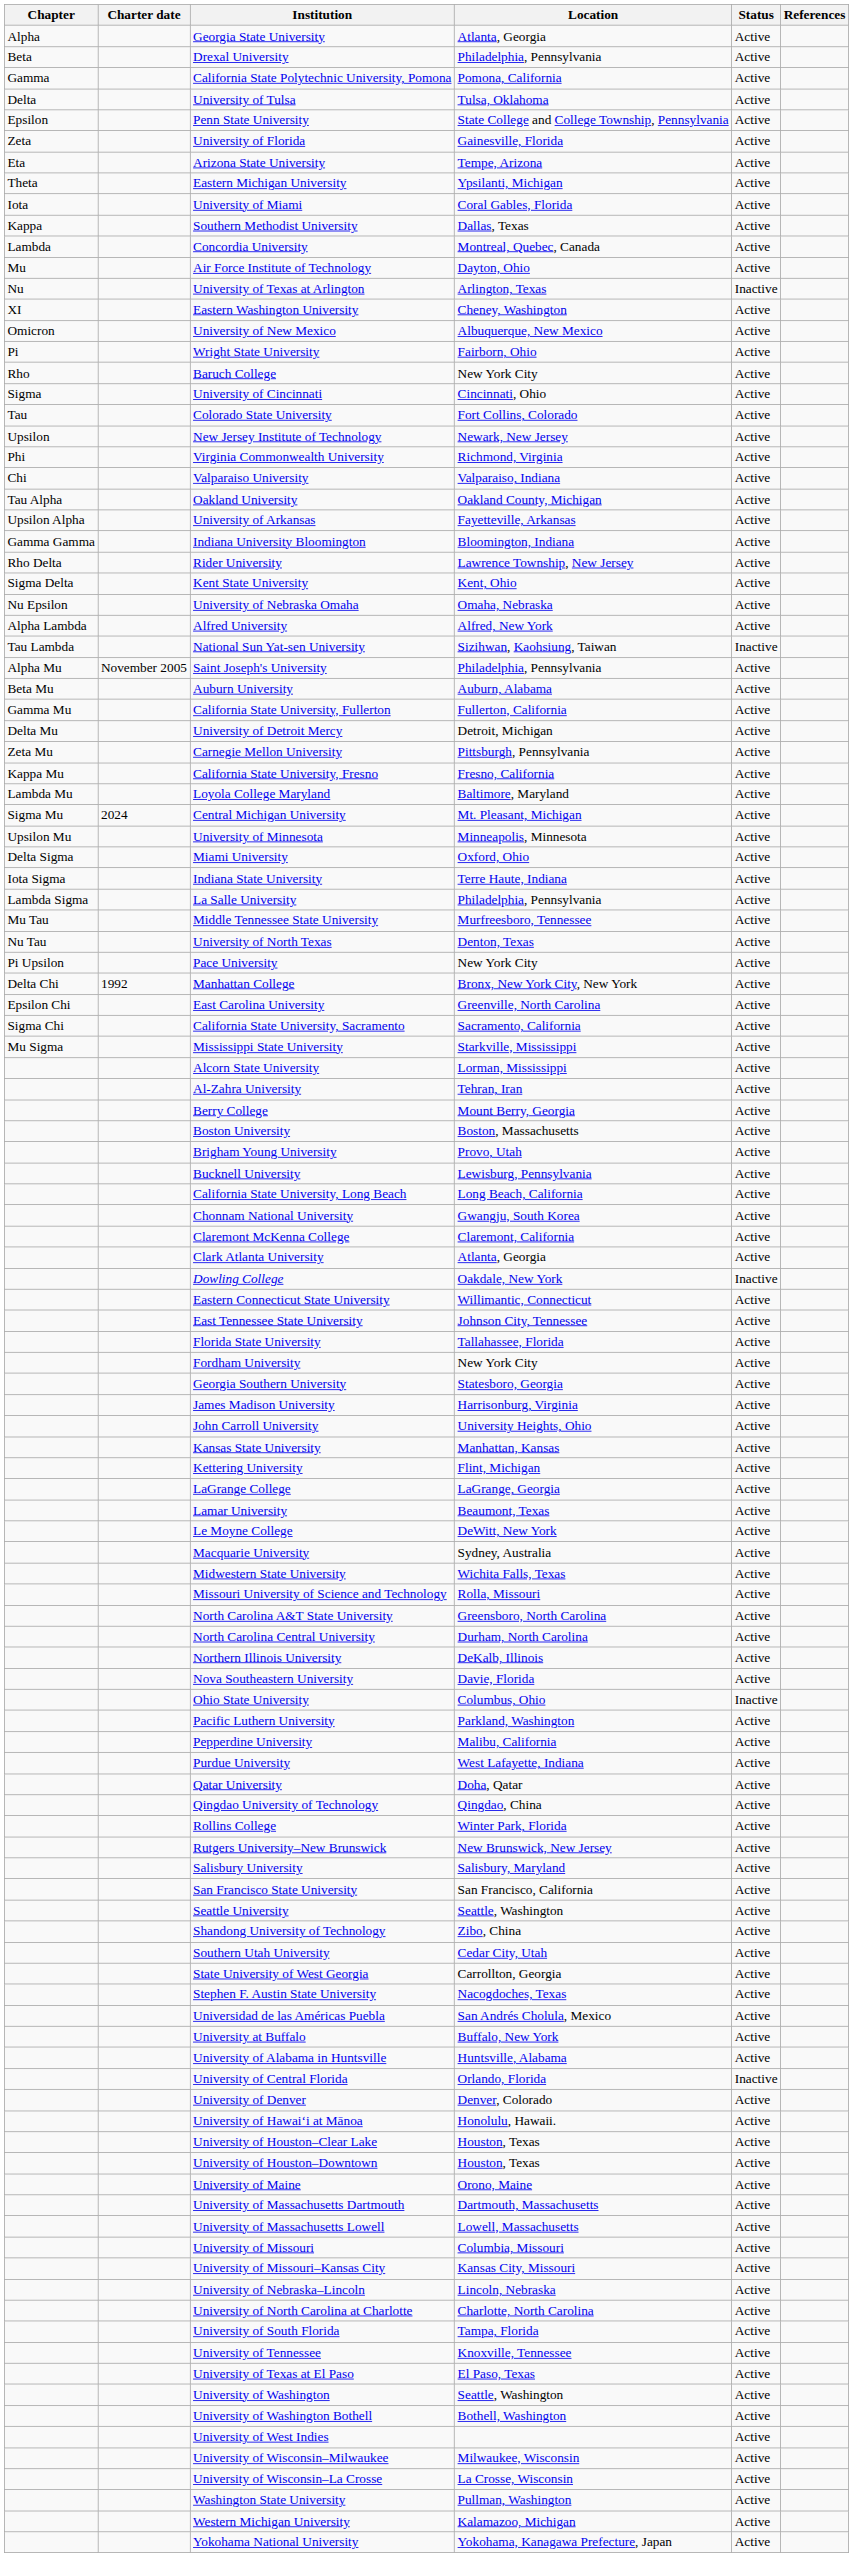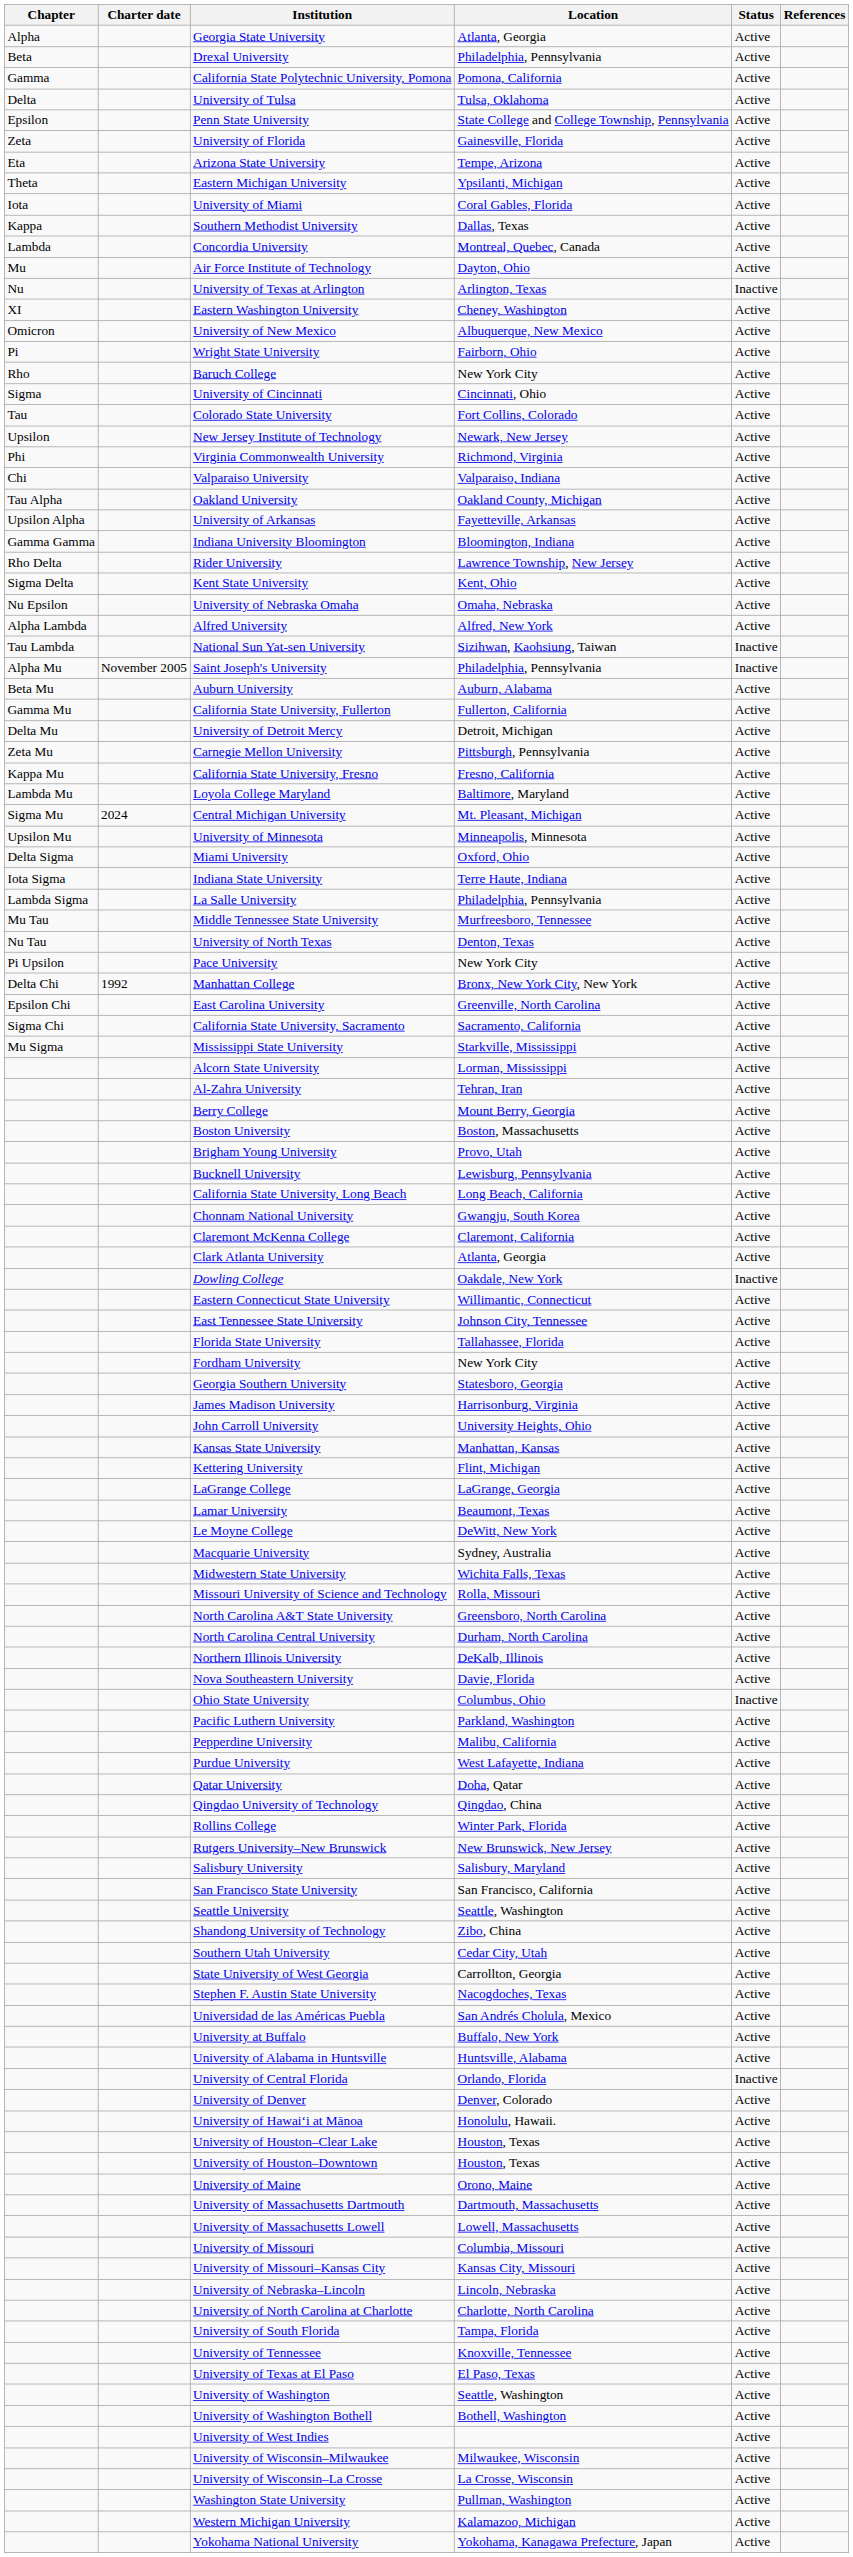(752, 667) Active -> (756, 667) Inactive
